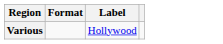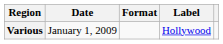+ column: (82, 13)
